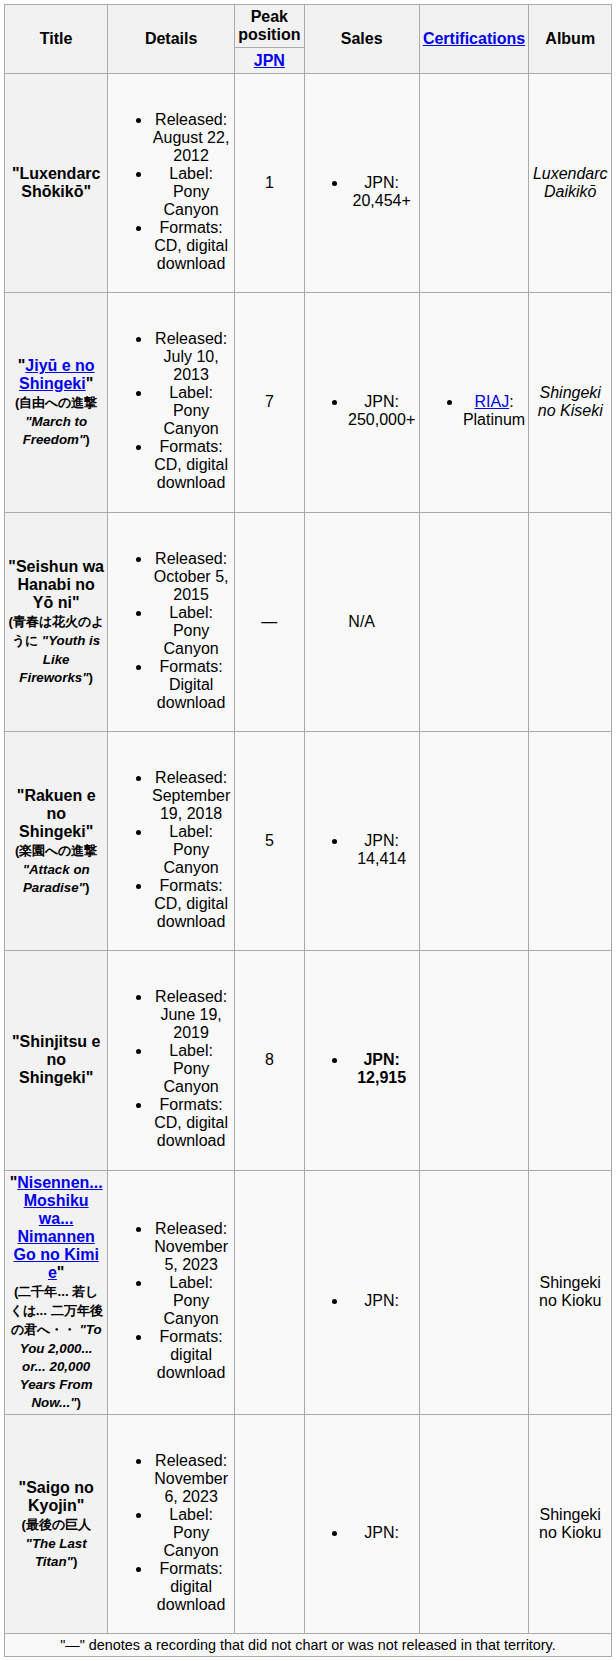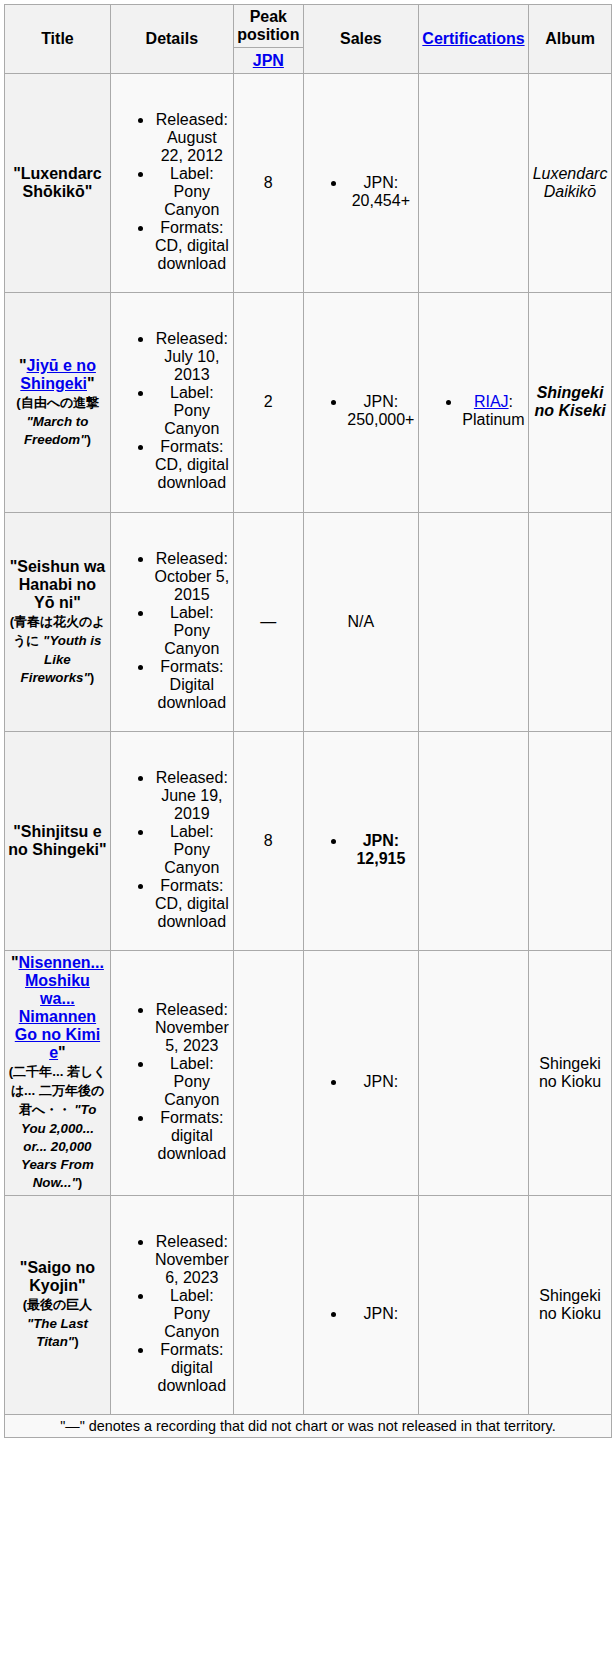(269, 182) 1 -> (268, 182) 8
(269, 402) 7 -> (268, 402) 2
(570, 402) normal -> (570, 402) bold
- row: (56, 841)
